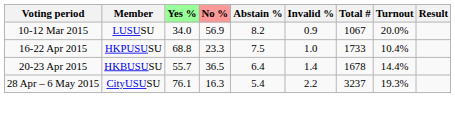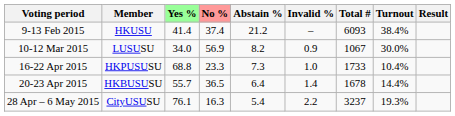+ row: (53, 30)
(395, 30) 20.0% -> (395, 48) 30.0%
(258, 48) 7.5 -> (258, 66) 7.3
